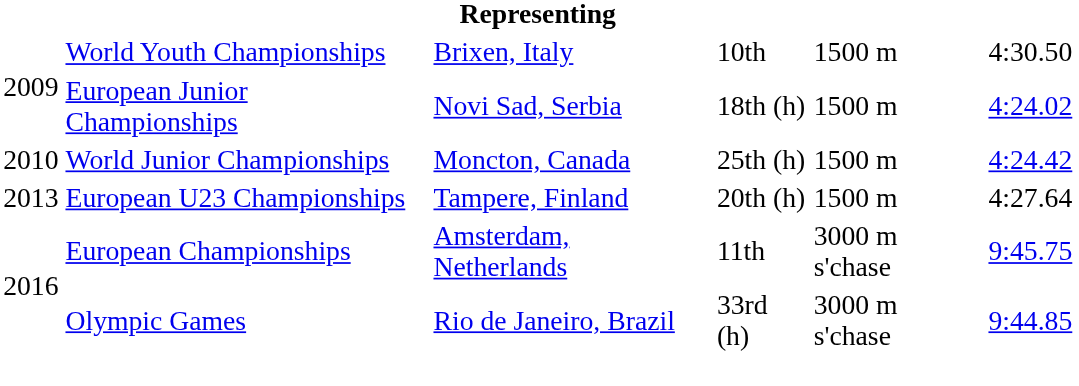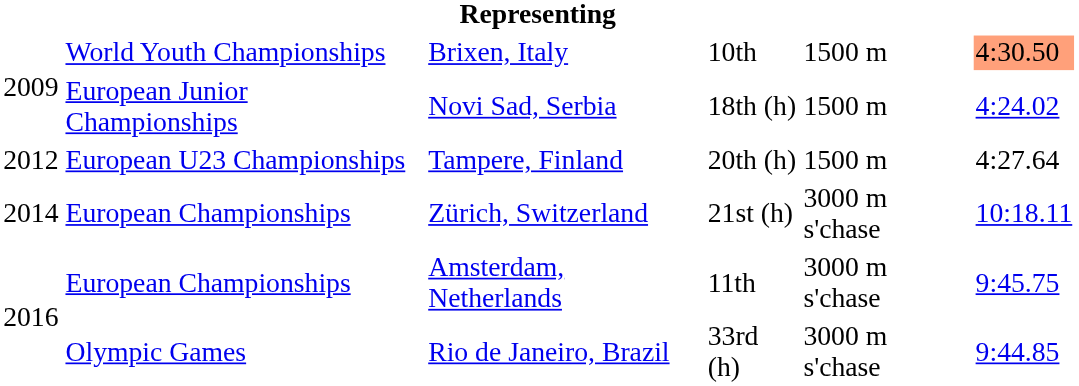(1030, 52) no background -> (1018, 52) lightsalmon background
- row: (532, 159)
(31, 197) 2013 -> (31, 159) 2012
+ row: (538, 213)
